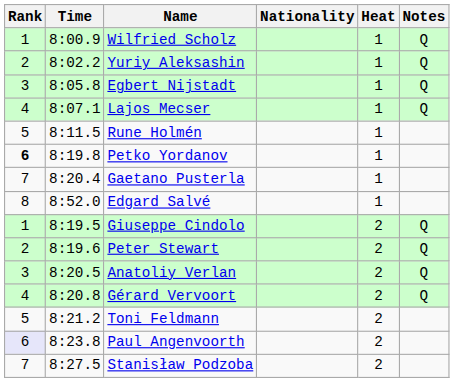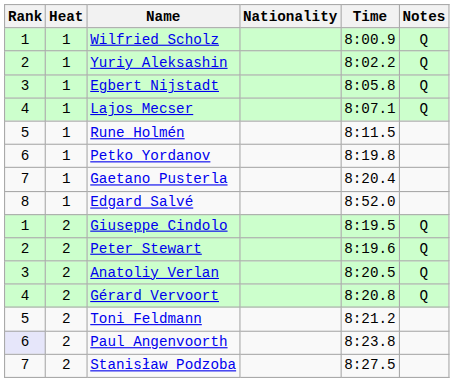columns swapped: (378, 16) <-> (75, 16)
(25, 156) bold -> (25, 156) normal
